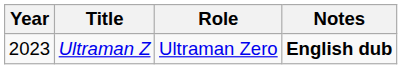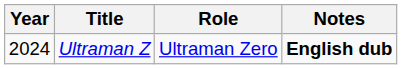(30, 48) 2023 -> (30, 48) 2024
